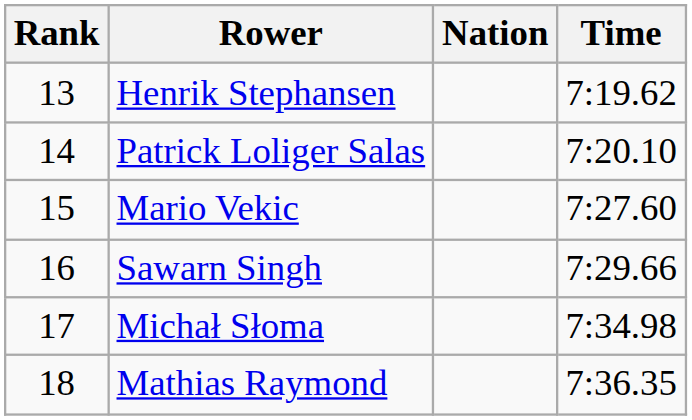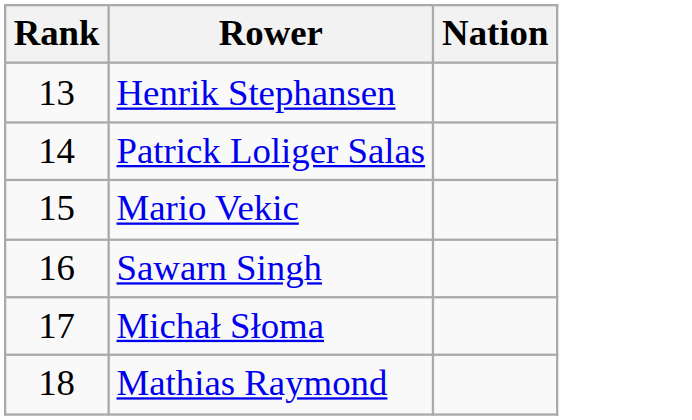- column: (621, 33)
